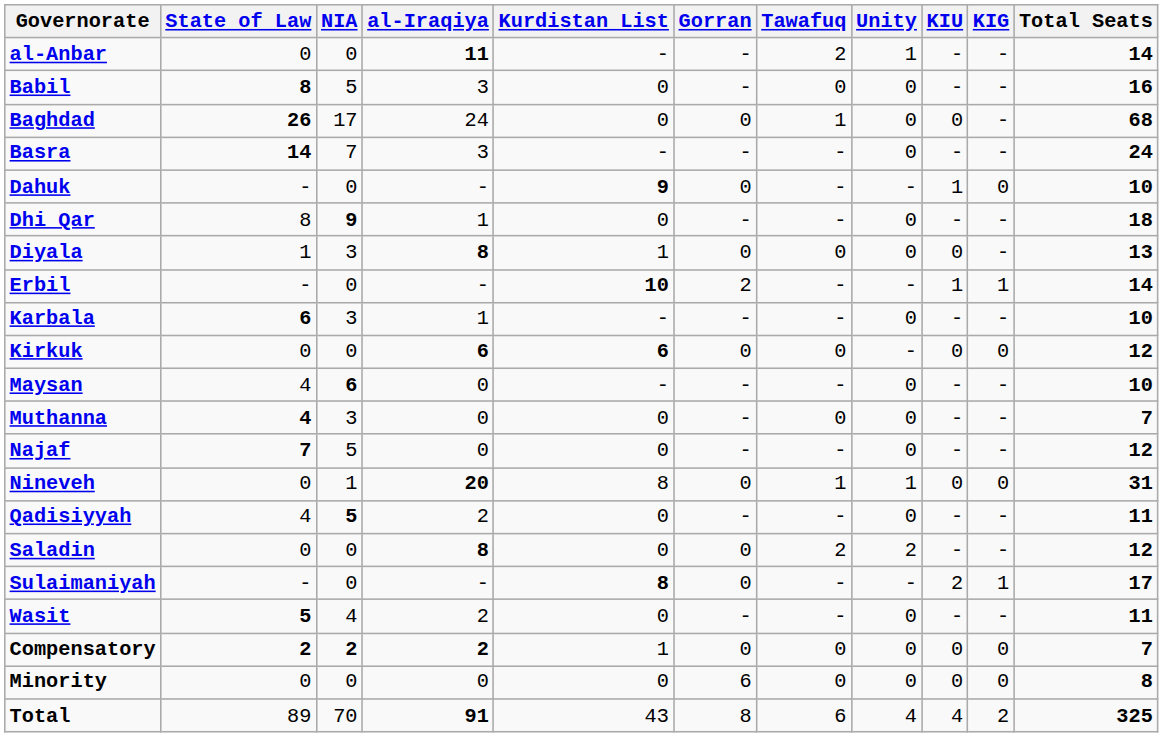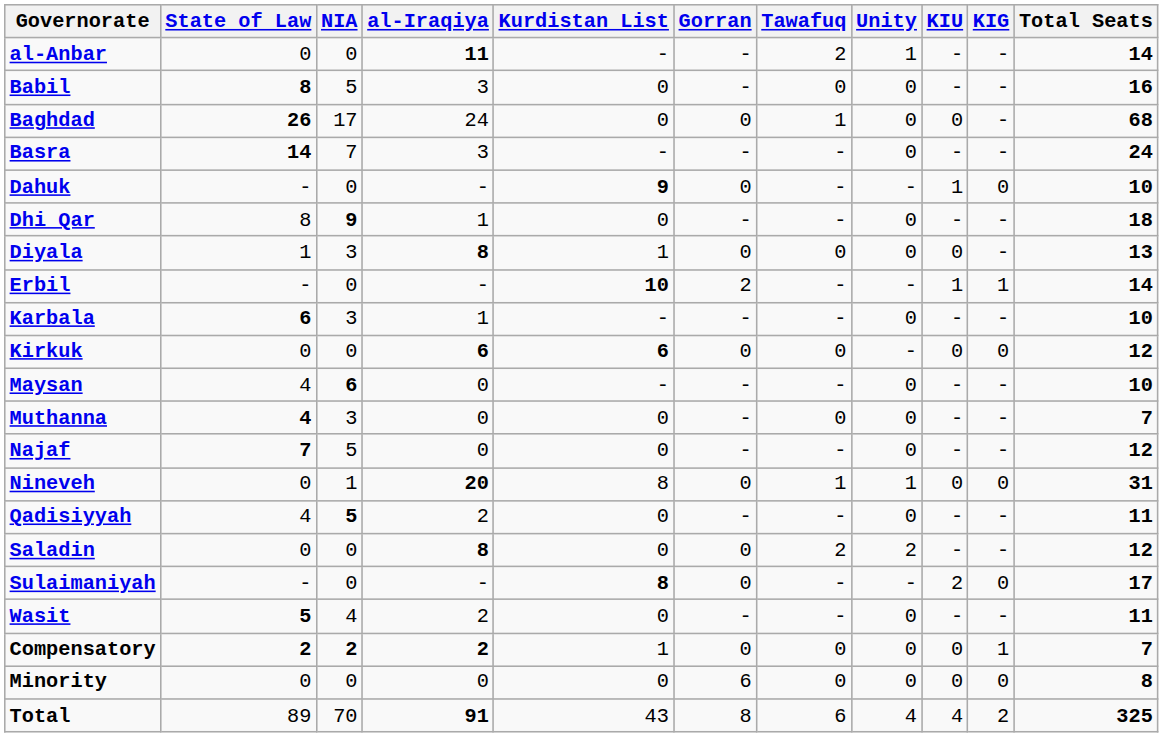(1003, 583) 1 -> (1003, 583) 0
(1003, 649) 0 -> (1003, 649) 1
